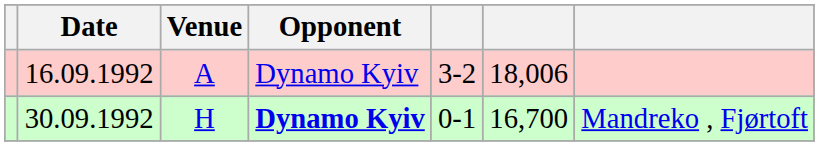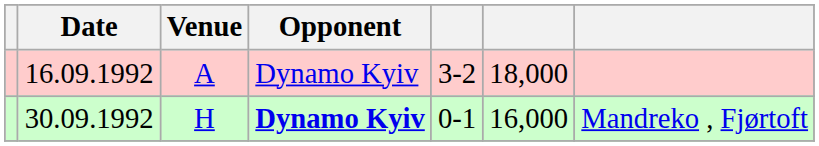(529, 72) 18,006 -> (529, 72) 18,000
(529, 118) 16,700 -> (529, 118) 16,000
